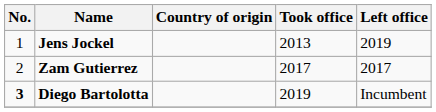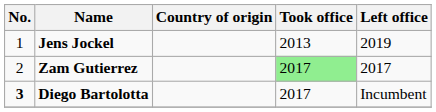(295, 69) no background -> (295, 69) lightgreen background
(295, 94) 2019 -> (295, 94) 2017
